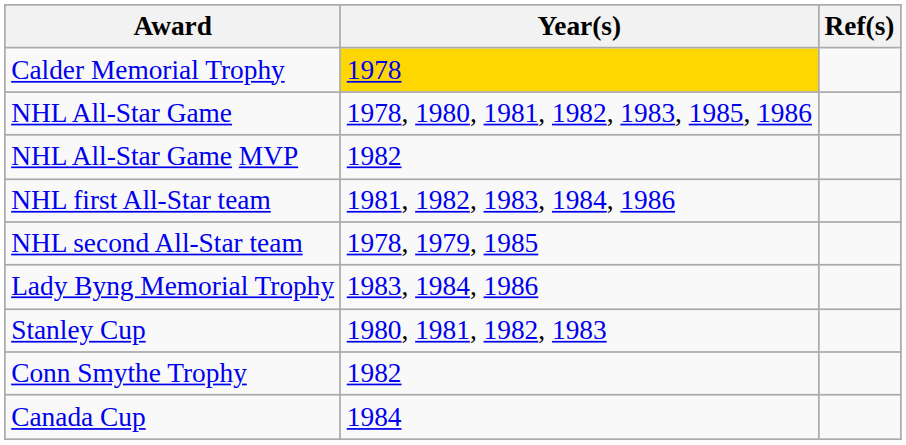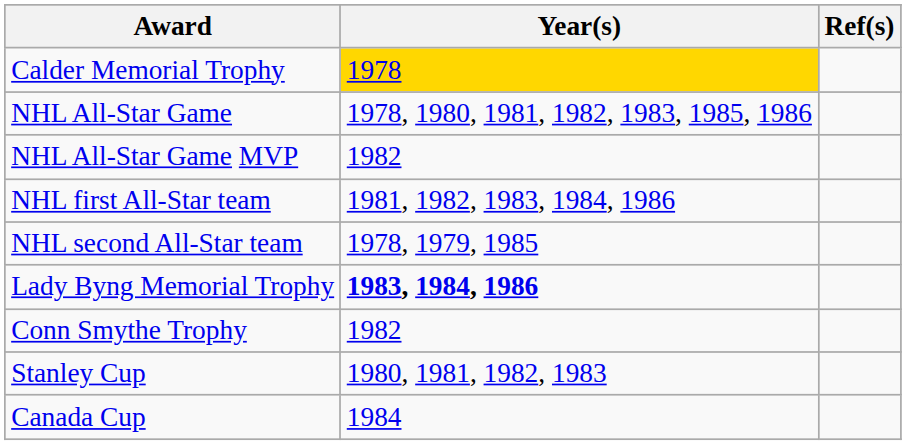(443, 286) normal -> (443, 286) bold
rows swapped: (78, 329) <-> (129, 373)
